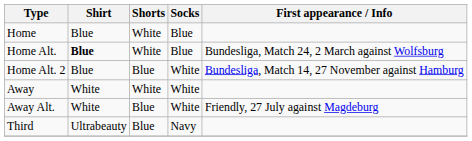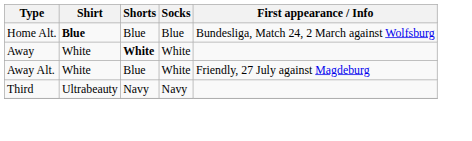- row: (22, 32)
(147, 51) White -> (134, 32) Blue
- row: (36, 70)
(147, 88) normal -> (139, 51) bold
(143, 126) Blue -> (136, 88) Navy
